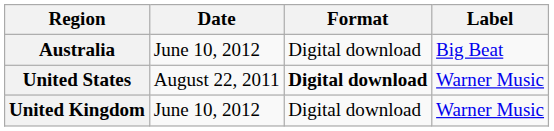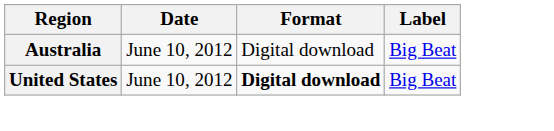(217, 79) August 22, 2011 -> (179, 79) June 10, 2012
(490, 79) Warner Music -> (423, 79) Big Beat
- row: (77, 110)
